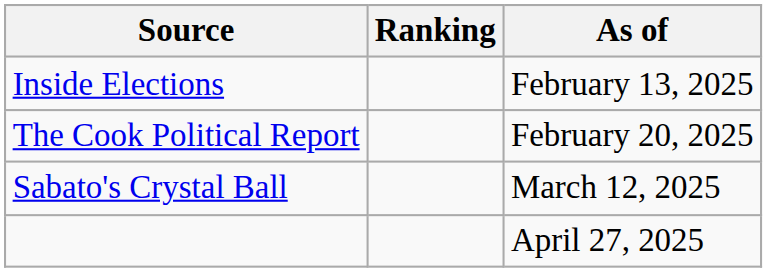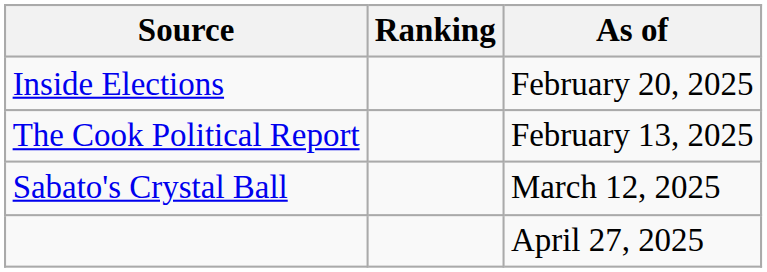(632, 82) February 13, 2025 -> (632, 82) February 20, 2025
(632, 135) February 20, 2025 -> (632, 135) February 13, 2025
